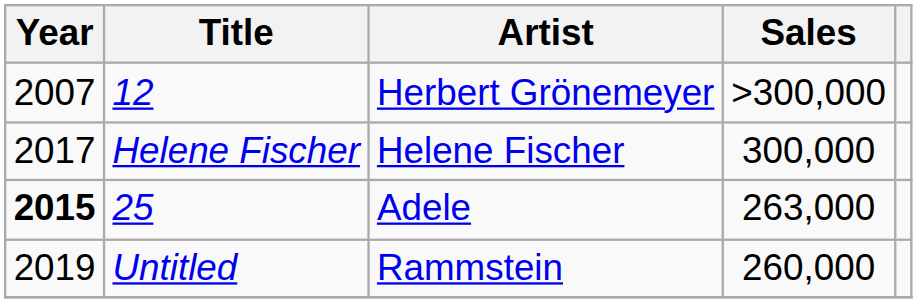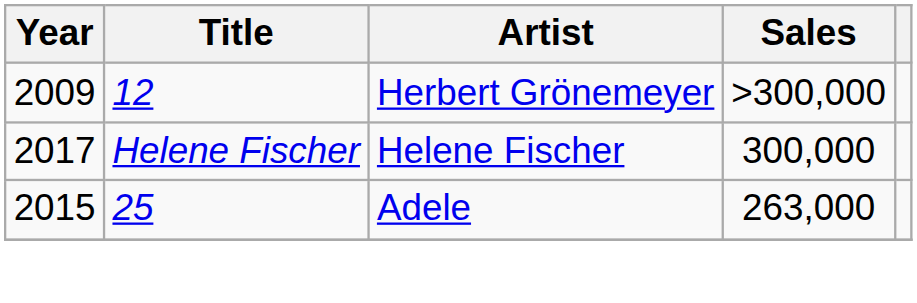(55, 92) 2007 -> (55, 92) 2009
(55, 208) bold -> (55, 208) normal
- row: (175, 267)
